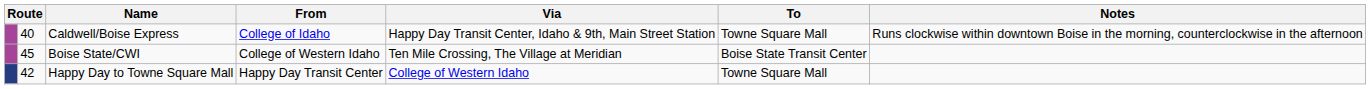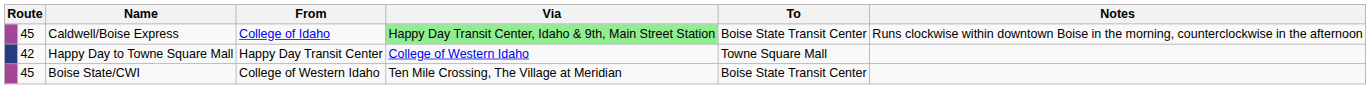(27, 34) 40 -> (27, 34) 45
(552, 34) no background -> (552, 34) lightgreen background
(774, 34) Towne Square Mall -> (794, 34) Boise State Transit Center
rows swapped: (141, 73) <-> (94, 53)
